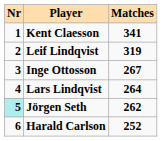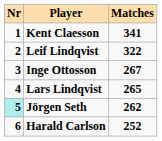(132, 51) 319 -> (132, 51) 322
(132, 88) 264 -> (132, 88) 265
